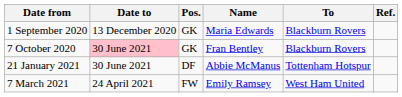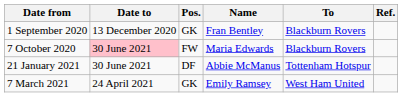(240, 30) Maria Edwards -> (234, 30) Fran Bentley
(189, 48) GK -> (190, 48) FW
(234, 48) Fran Bentley -> (240, 48) Maria Edwards
(190, 83) FW -> (189, 83) GK
